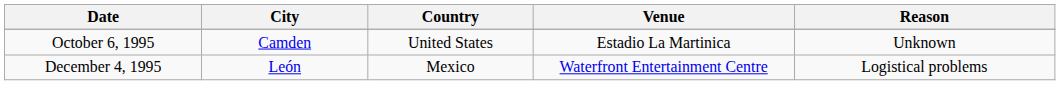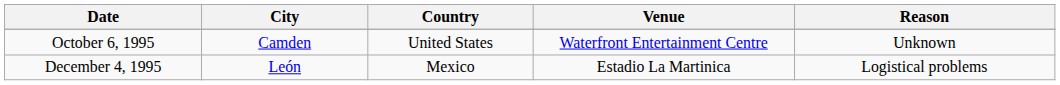(664, 42) Estadio La Martinica -> (664, 42) Waterfront Entertainment Centre
(664, 67) Waterfront Entertainment Centre -> (664, 67) Estadio La Martinica
